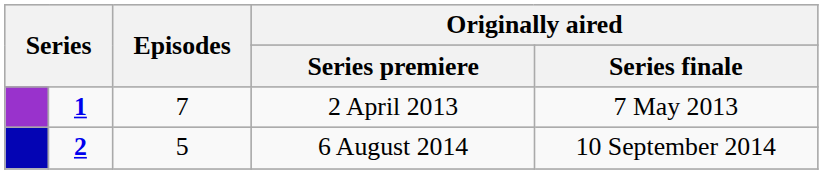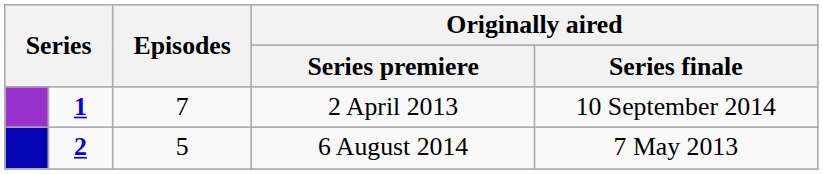(676, 106) 7 May 2013 -> (676, 106) 10 September 2014
(676, 147) 10 September 2014 -> (676, 147) 7 May 2013
